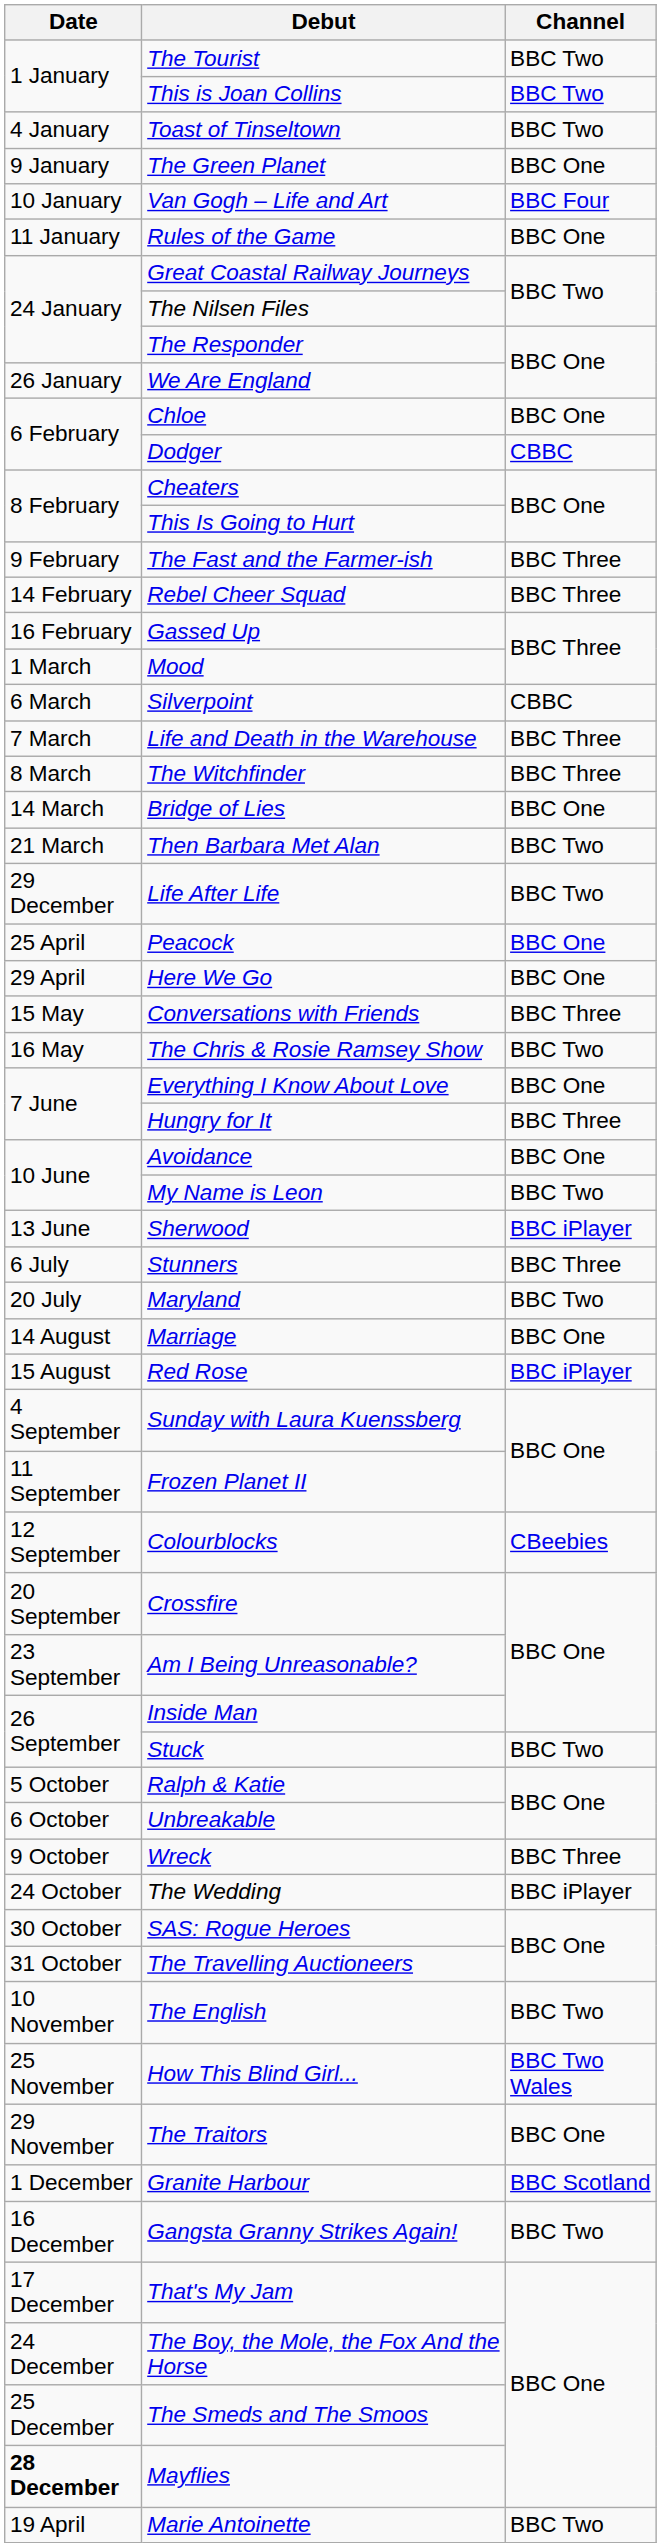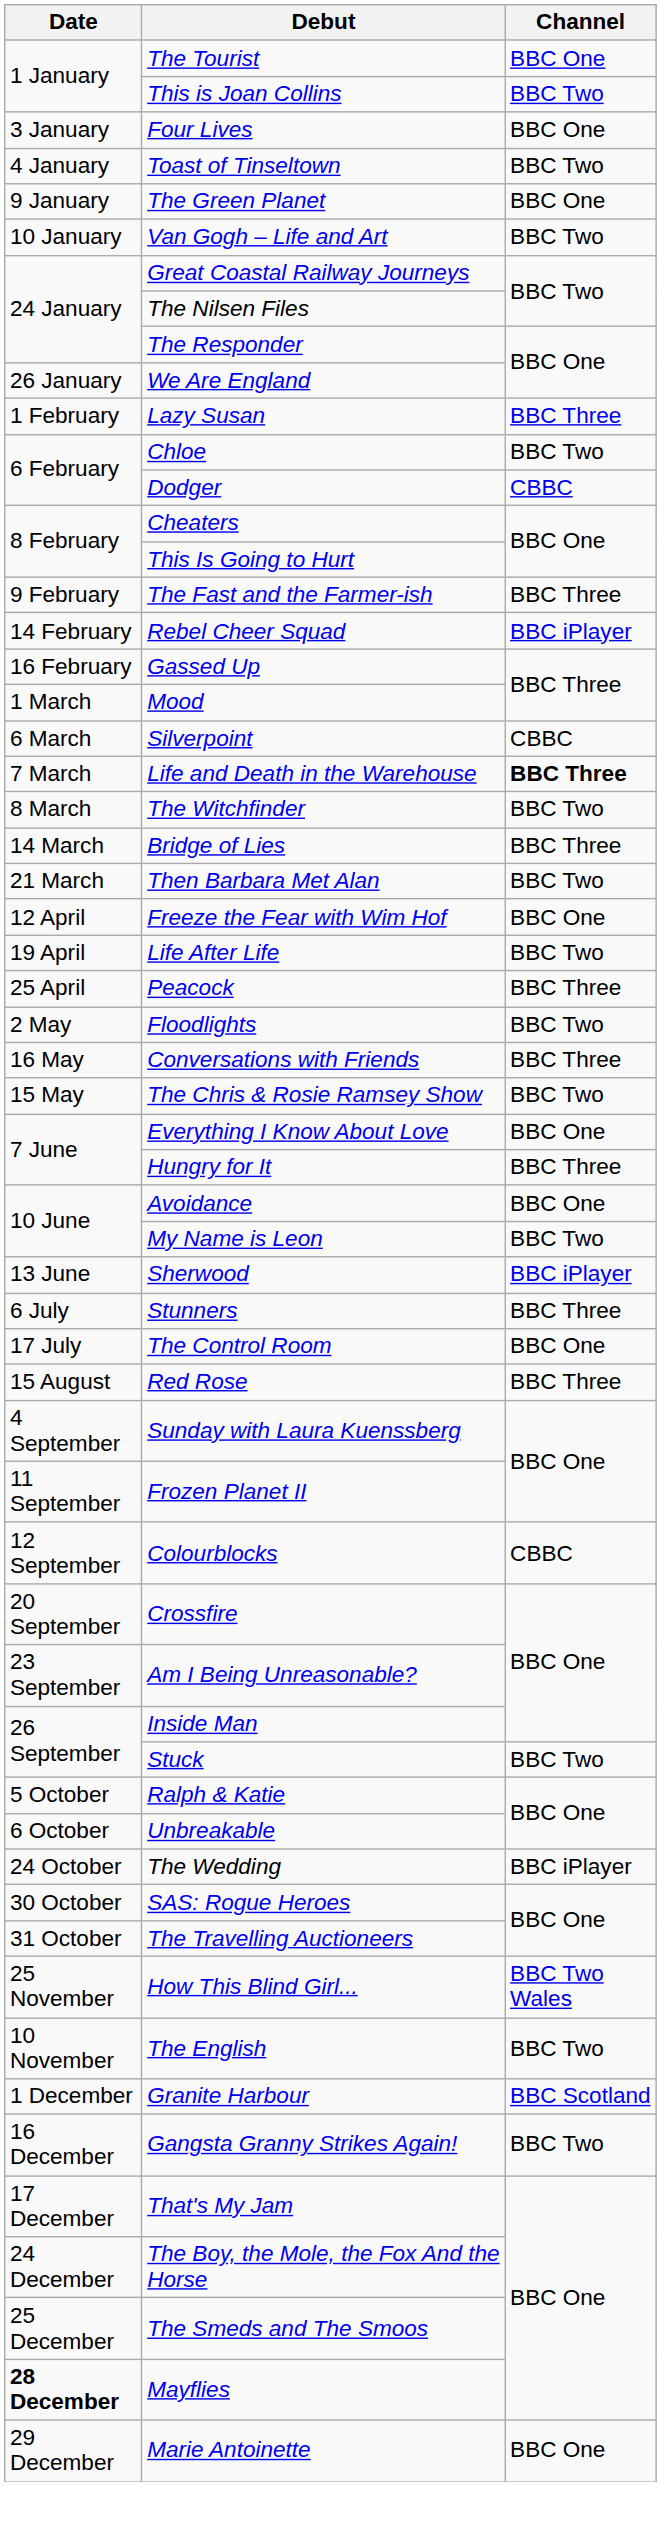(557, 58) BBC Two -> (558, 58) BBC One
+ row: (200, 129)
(560, 201) BBC Four -> (557, 237) BBC Two
- row: (241, 237)
+ row: (206, 415)
(558, 415) BBC One -> (557, 451) BBC Two
(566, 594) BBC Three -> (571, 630) BBC iPlayer
(566, 737) normal -> (568, 773) bold
(566, 773) BBC Three -> (557, 809) BBC Two
(558, 809) BBC One -> (566, 845) BBC Three
+ row: (297, 916)
(62, 893) 29 December -> (48, 952) 19 April
(558, 942) BBC One -> (566, 988) BBC Three
- row: (210, 978)
+ row: (202, 1024)
(47, 1013) 15 May -> (47, 1059) 16 May
(47, 1049) 16 May -> (47, 1095) 15 May
+ row: (239, 1346)
- row: (194, 1300)
- row: (192, 1335)
(571, 1371) BBC iPlayer -> (566, 1381) BBC Three
(559, 1542) CBeebies -> (541, 1552) CBBC
- row: (179, 1856)
rows swapped: (207, 2012) <-> (253, 2073)
- row: (207, 2134)
(48, 2524) 19 April -> (62, 2450) 29 December
(557, 2524) BBC Two -> (558, 2450) BBC One
